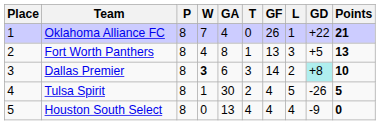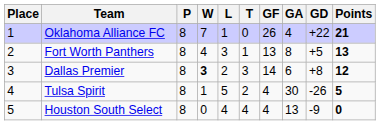columns swapped: (296, 14) <-> (230, 14)
(316, 71) paleturquoise background -> (316, 71) no background
(342, 71) 10 -> (342, 71) 12
